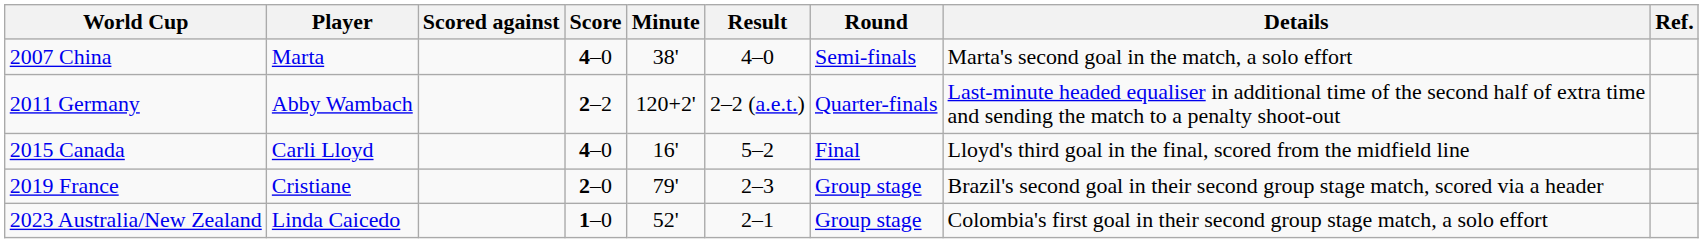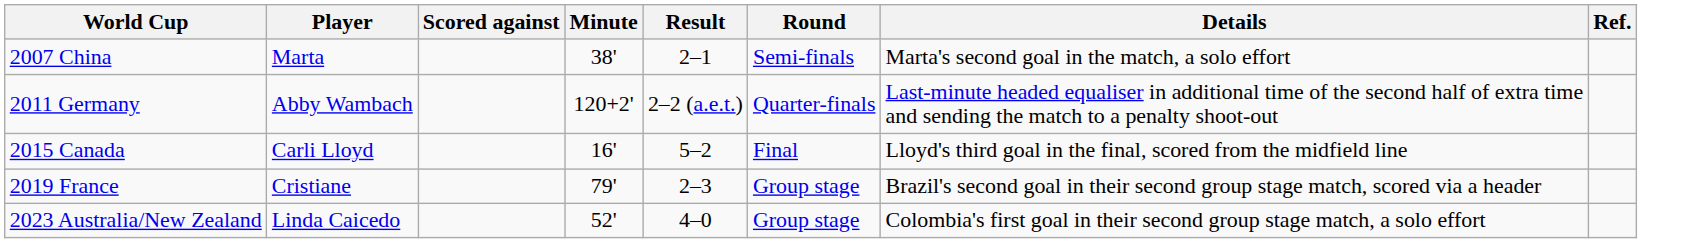- column: (596, 21)
(757, 56) 4–0 -> (695, 56) 2–1
(757, 220) 2–1 -> (695, 220) 4–0
